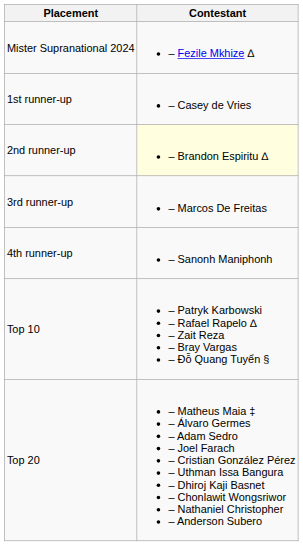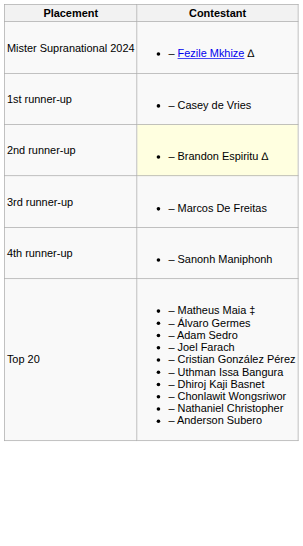- row: (23, 329)
